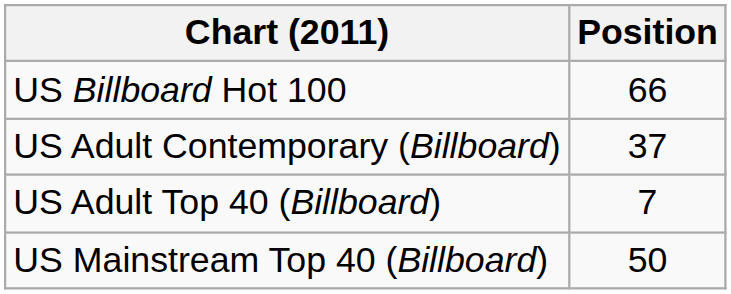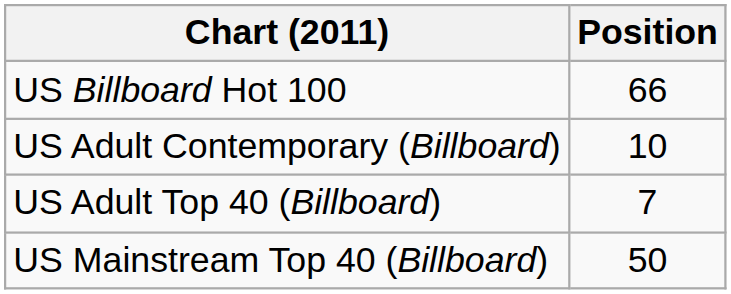(648, 145) 37 -> (648, 145) 10
